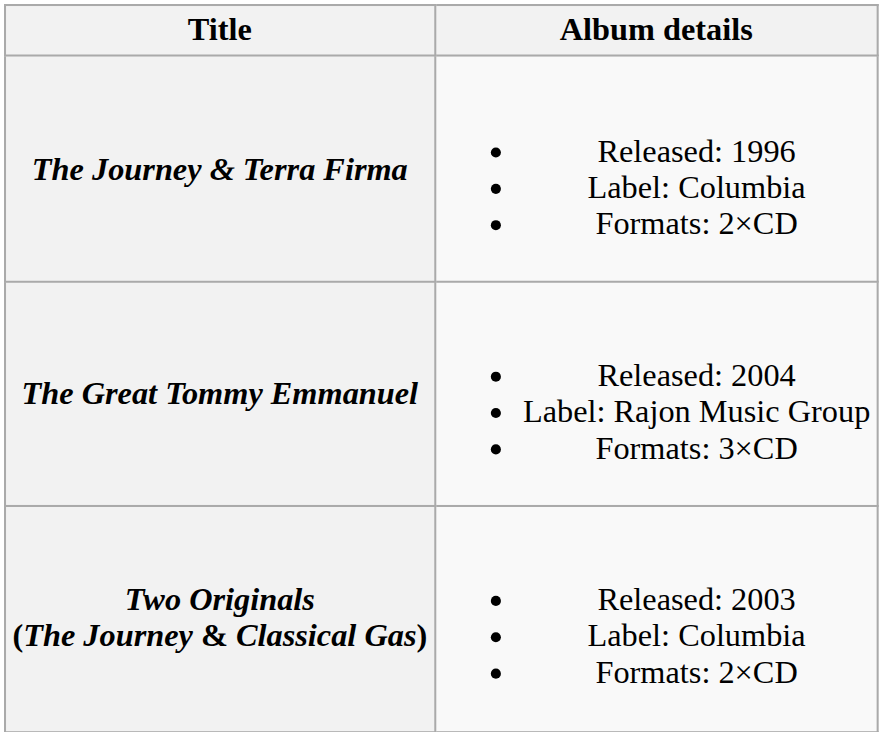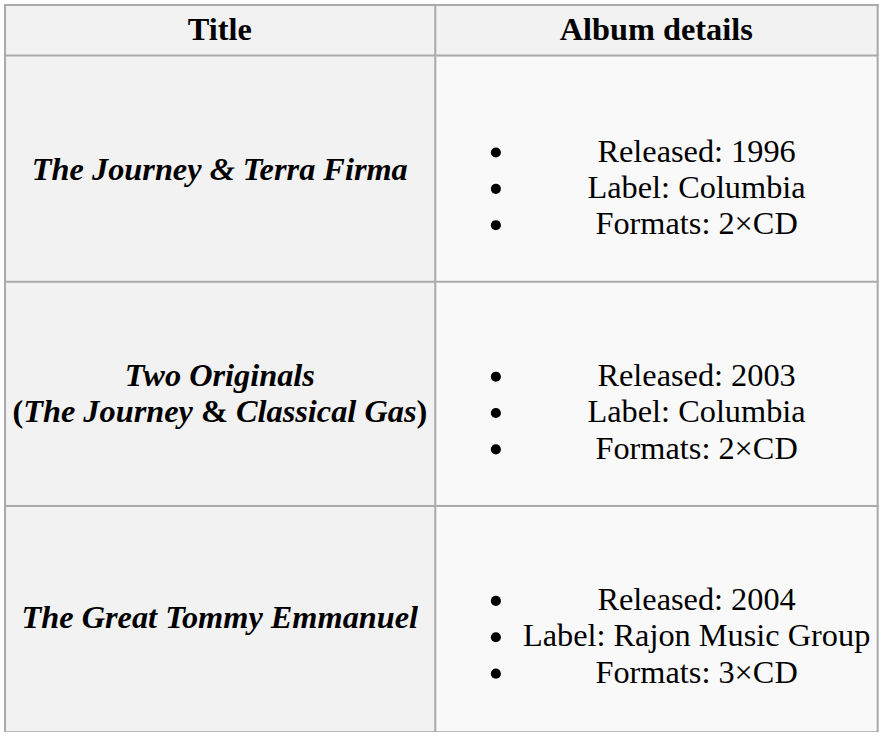rows swapped: (220, 618) <-> (220, 393)
